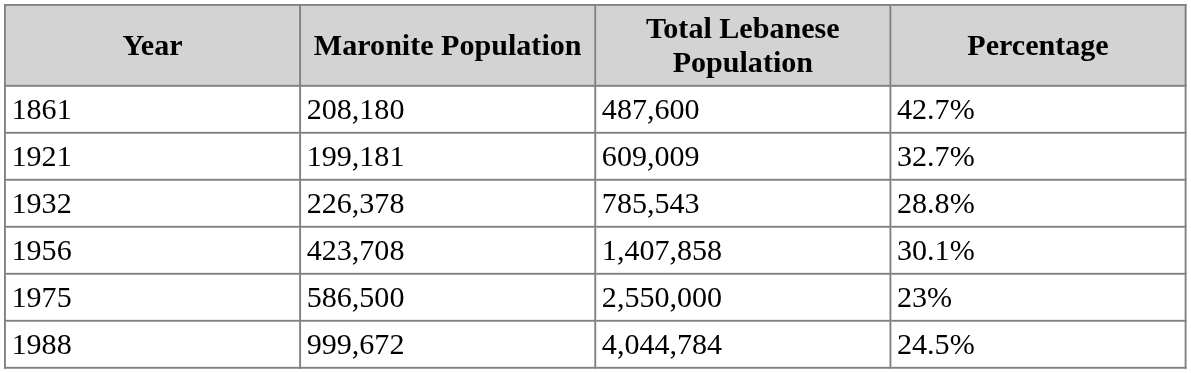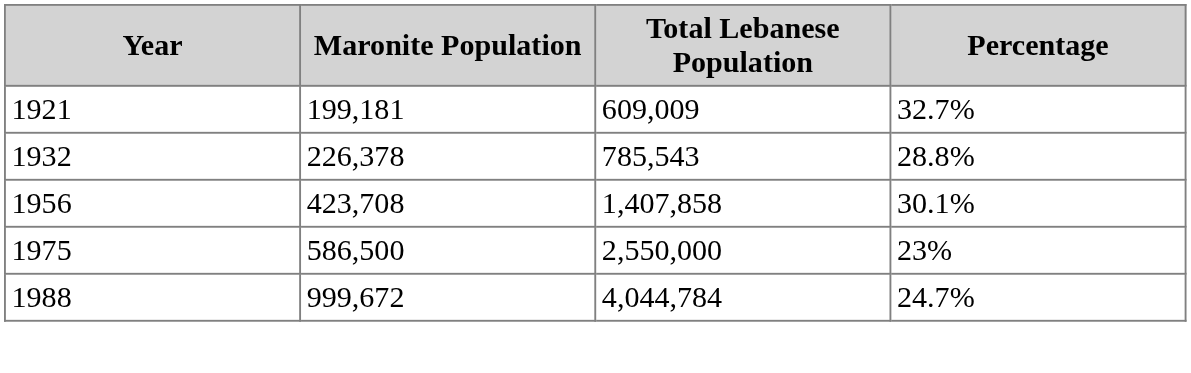- row: (42, 108)
(936, 343) 24.5% -> (936, 296) 24.7%
